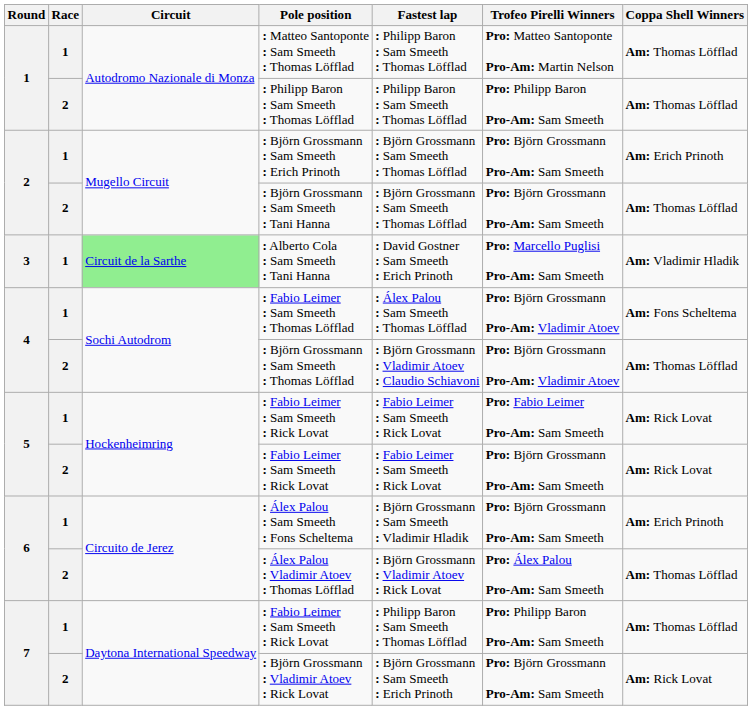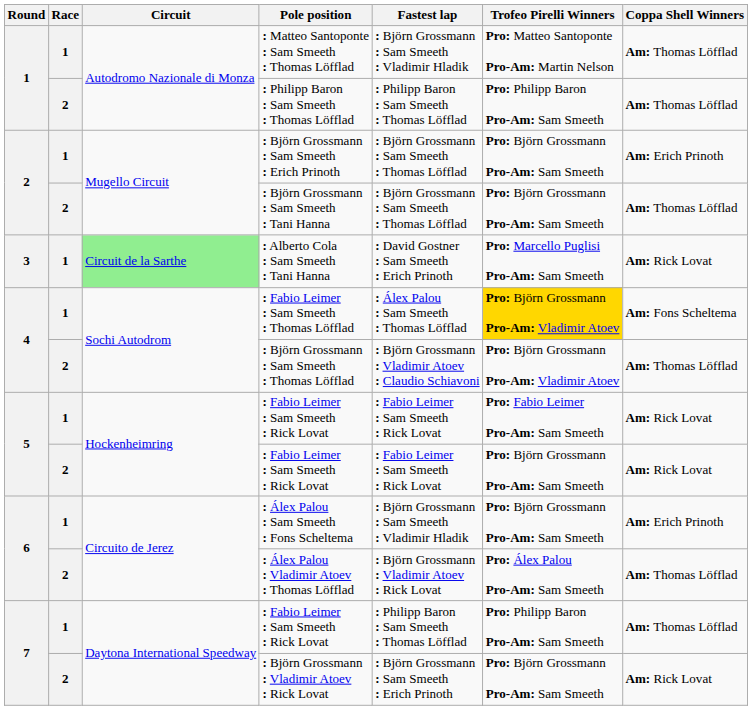(421, 51) : Philipp Baron : Sam Smeeth : Thomas Löfflad -> (425, 51) : Björn Grossmann : Sam Smeeth : Vladimir Hladik
(682, 260) Am: Vladimir Hladik -> (669, 260) Am: Rick Lovat
(553, 313) no background -> (553, 313) gold background
